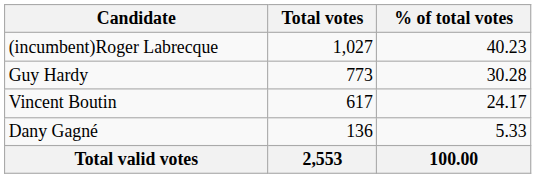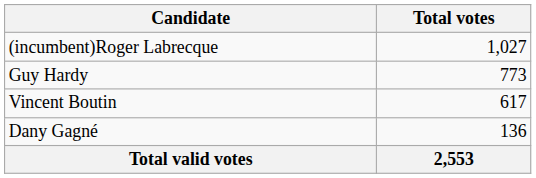- column: (454, 18)
